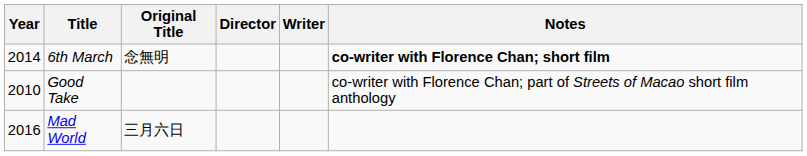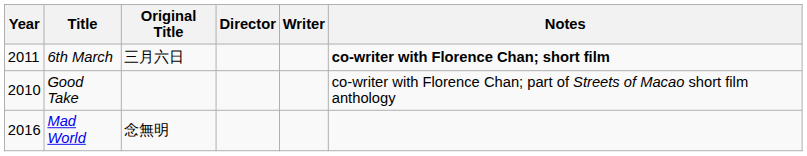(24, 57) 2014 -> (24, 57) 2011
(146, 56) 念無明 -> (154, 56) 三月六日
(154, 129) 三月六日 -> (146, 129) 念無明
